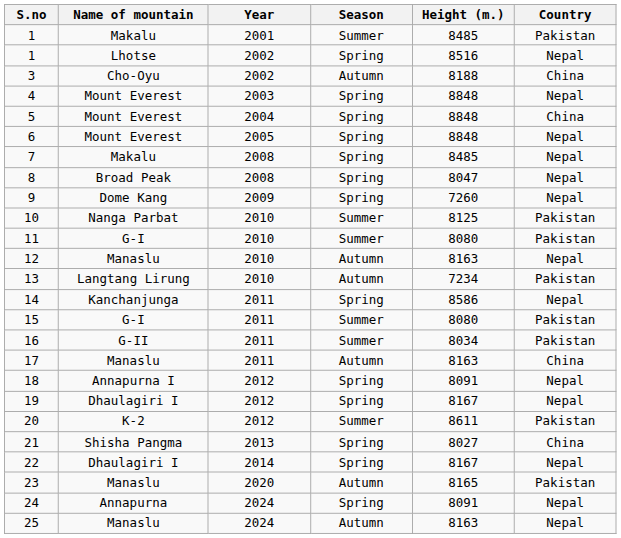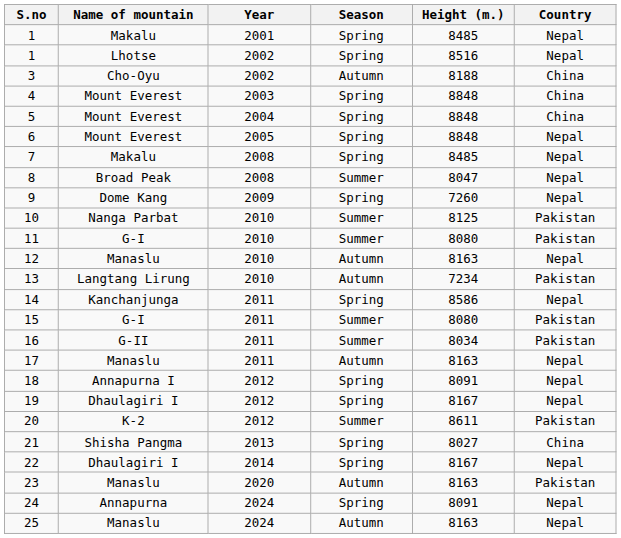(361, 35) Summer -> (361, 35) Spring
(565, 35) Pakistan -> (565, 35) Nepal
(565, 96) Nepal -> (565, 96) China
(361, 177) Spring -> (361, 177) Summer
(565, 360) China -> (565, 360) Nepal
(463, 482) 8165 -> (463, 482) 8163
